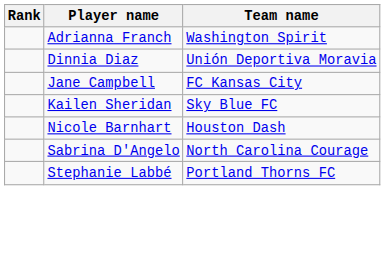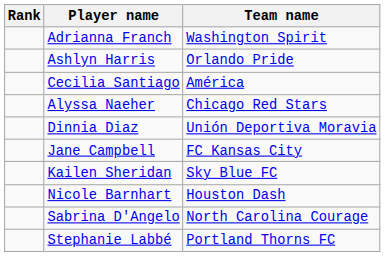+ row: (101, 61)
+ row: (114, 83)
+ row: (101, 106)
